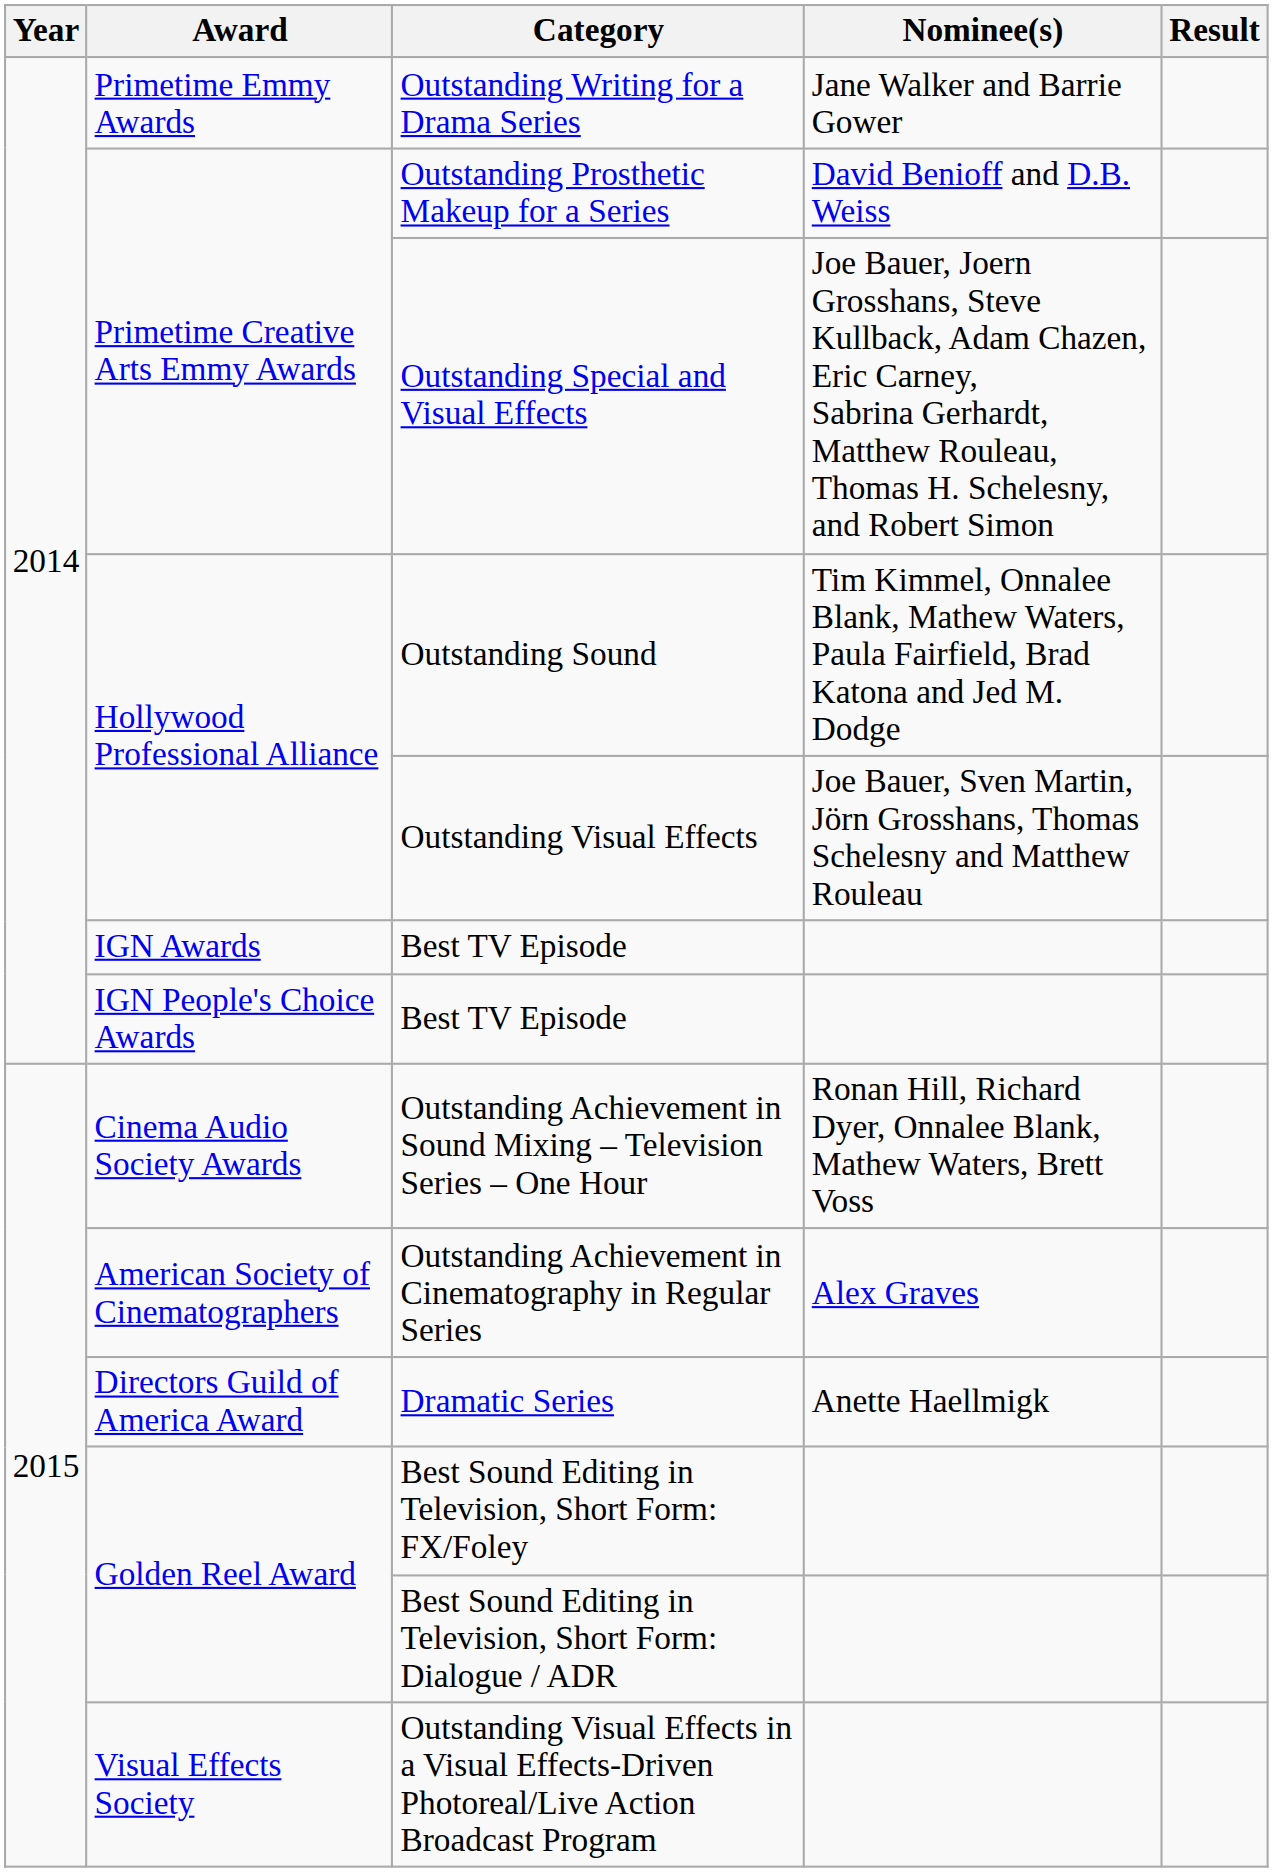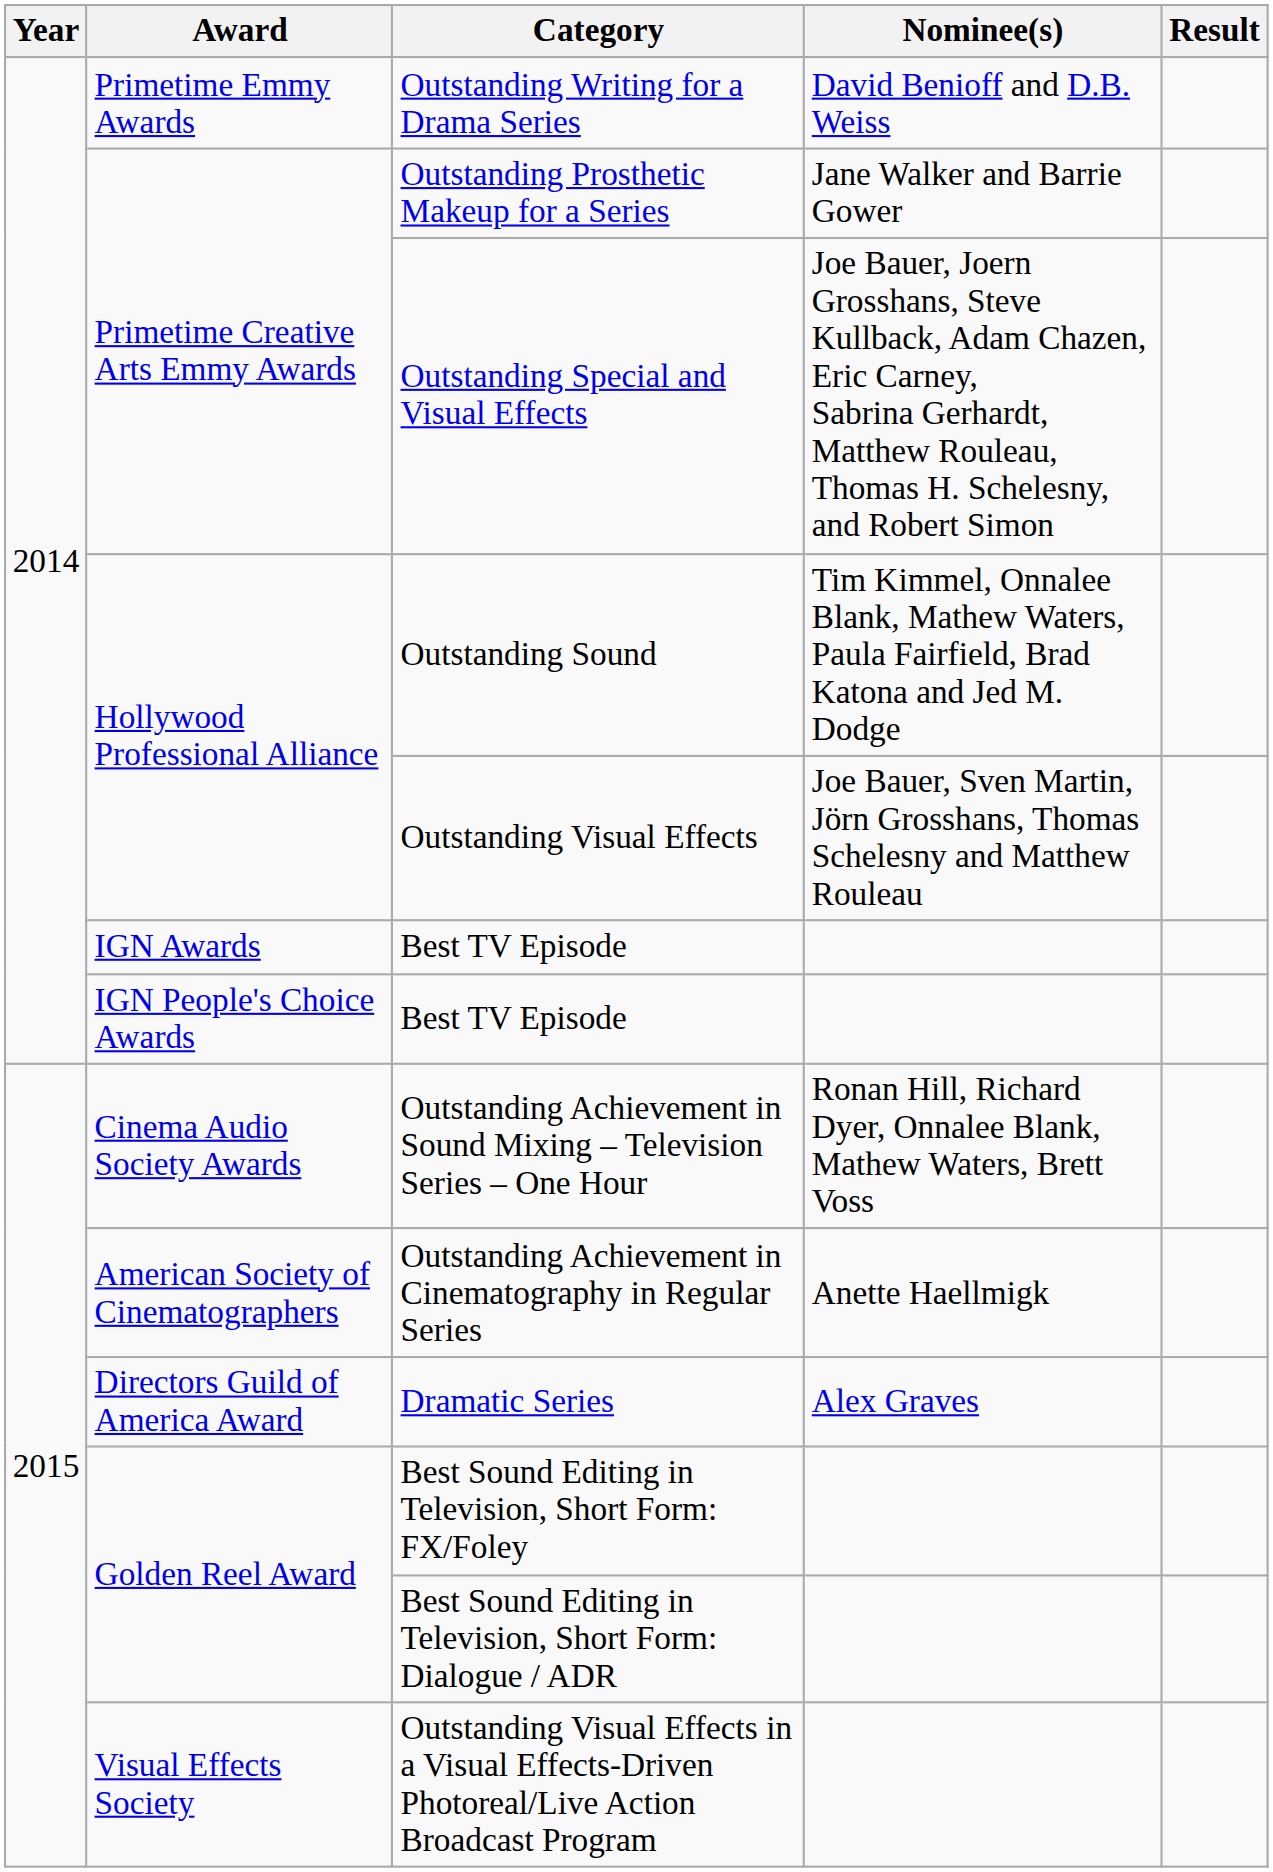(967, 102) Jane Walker and Barrie Gower -> (971, 102) David Benioff and D.B. Weiss
(971, 192) David Benioff and D.B. Weiss -> (967, 192) Jane Walker and Barrie Gower
(895, 1292) Alex Graves -> (931, 1292) Anette Haellmigk
(931, 1401) Anette Haellmigk -> (895, 1401) Alex Graves
